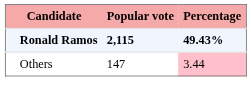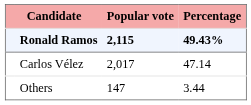+ row: (52, 64)
(194, 64) pink background -> (194, 88) no background
